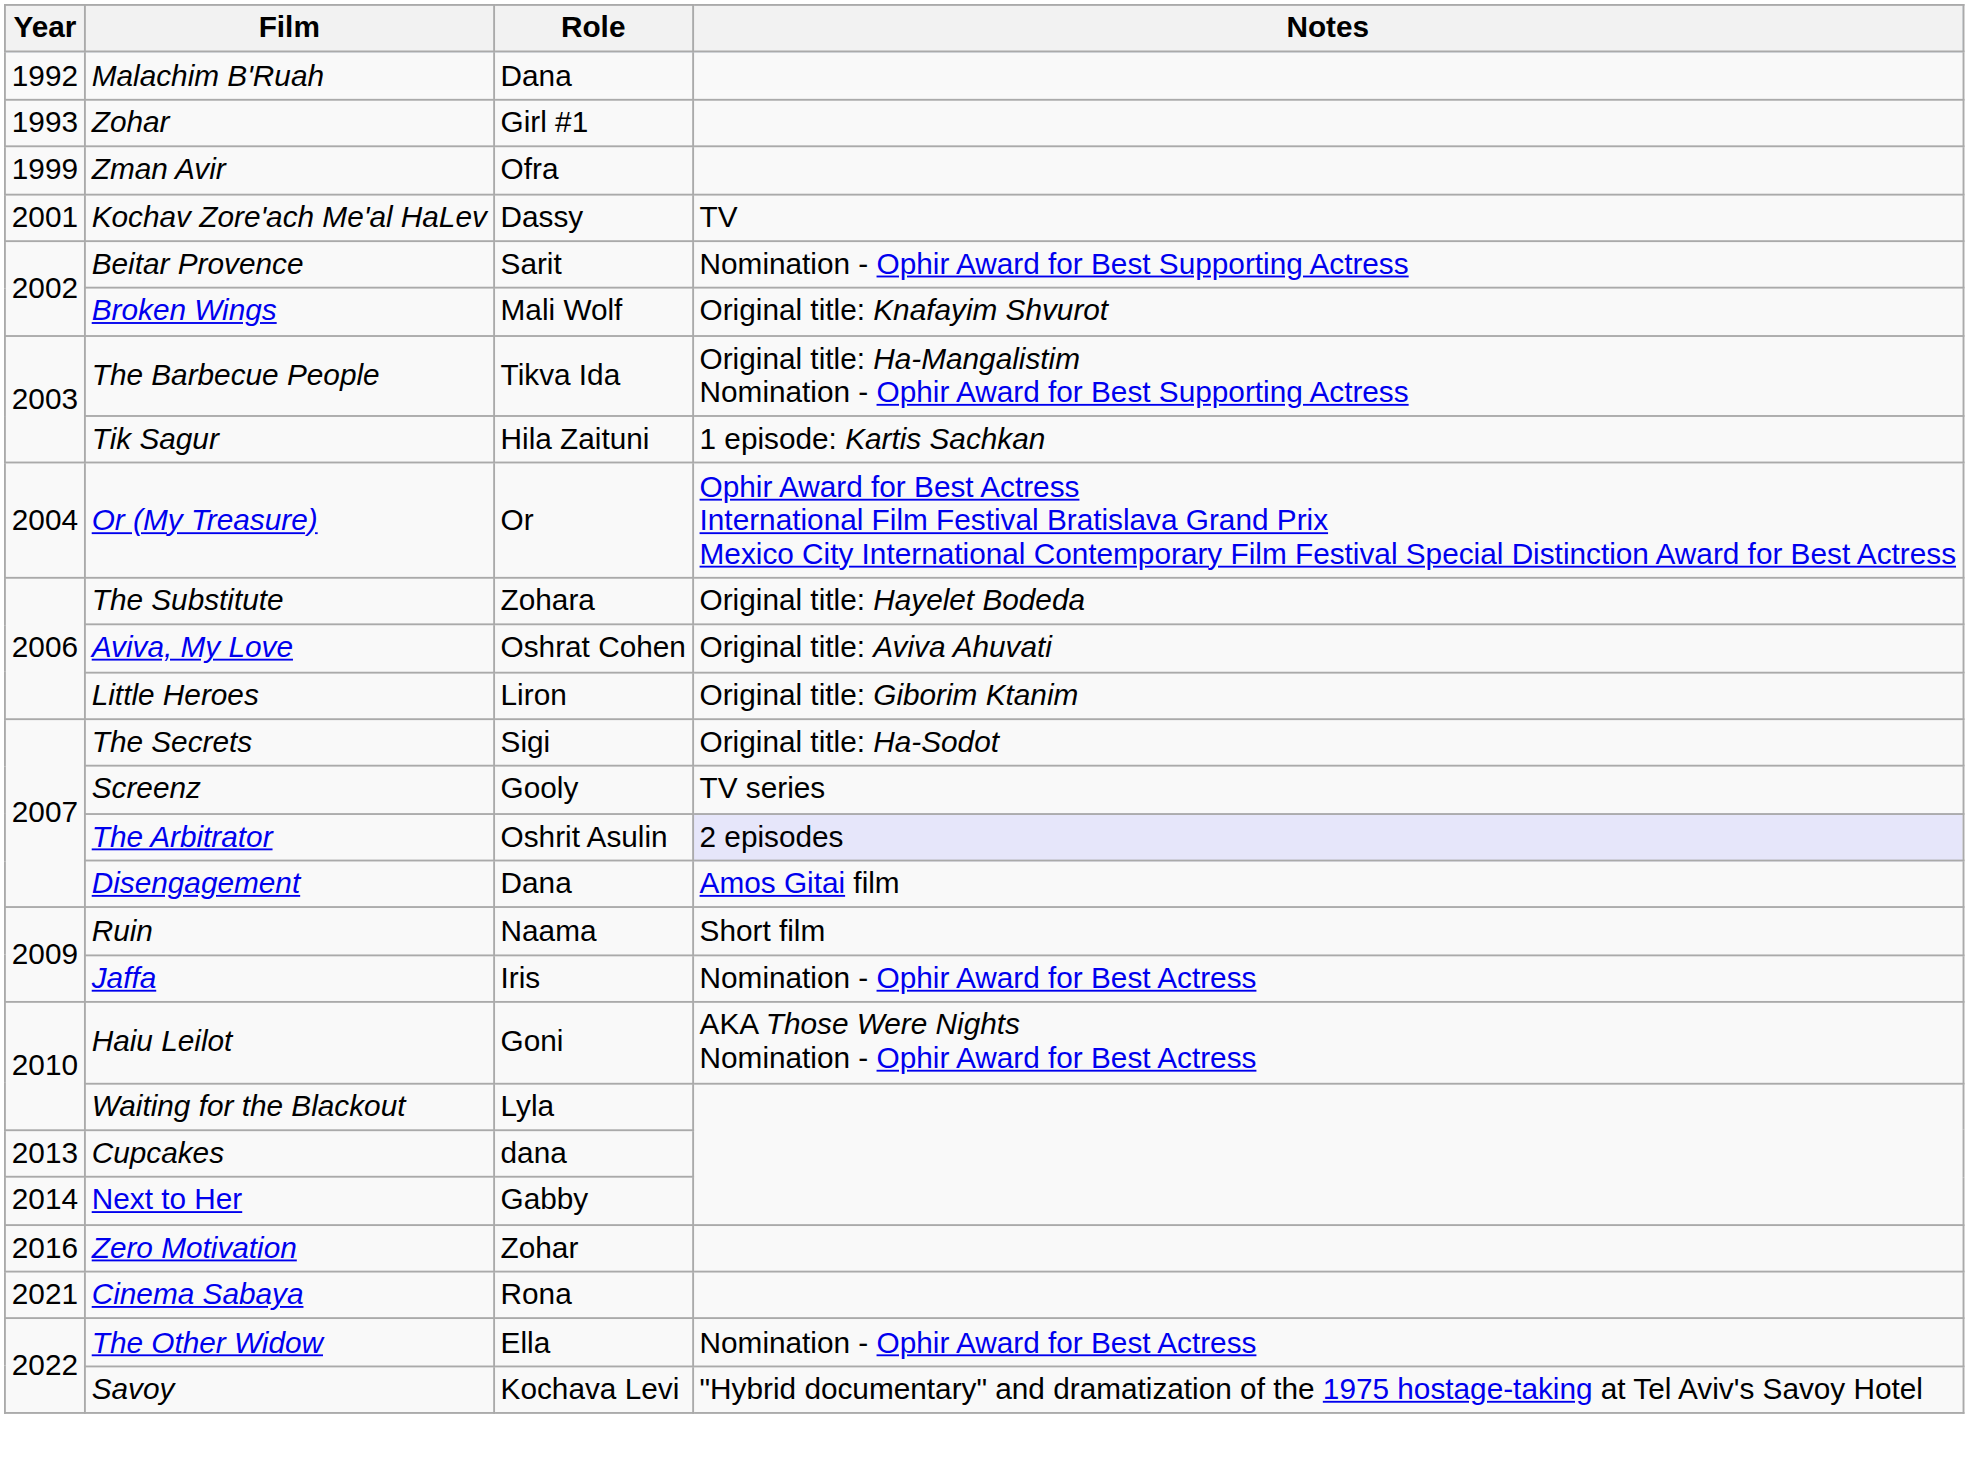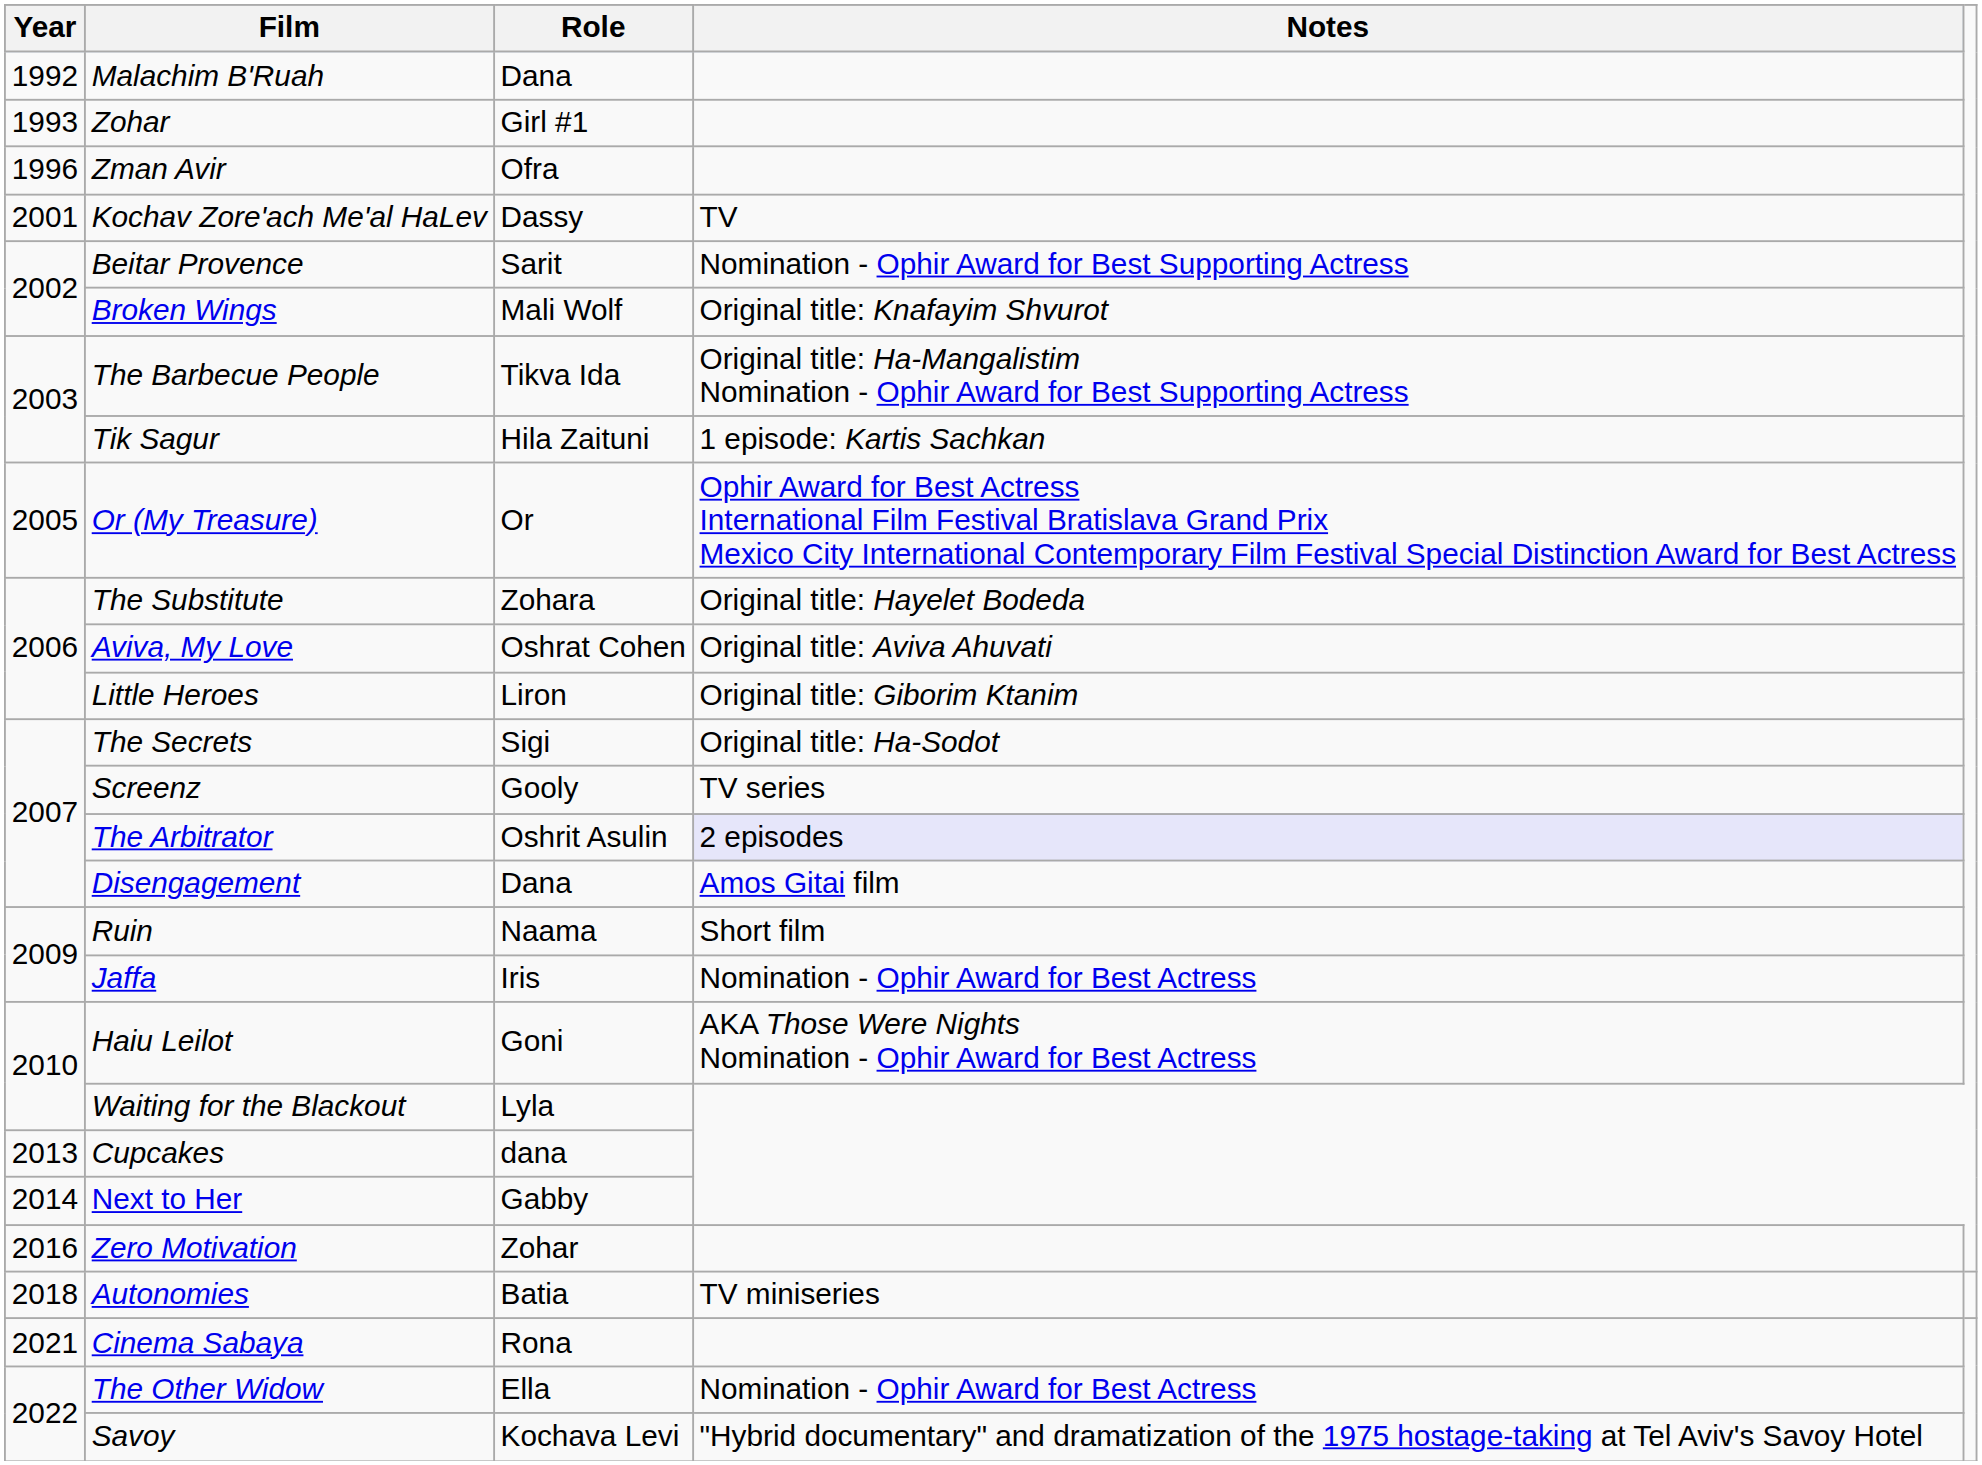(45, 169) 1999 -> (45, 169) 1996
(45, 519) 2004 -> (45, 519) 2005
+ row: (170, 1294)
